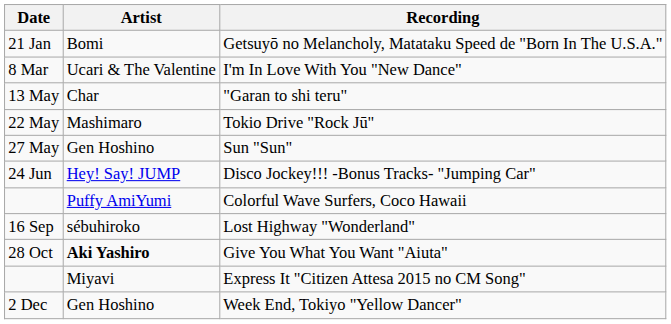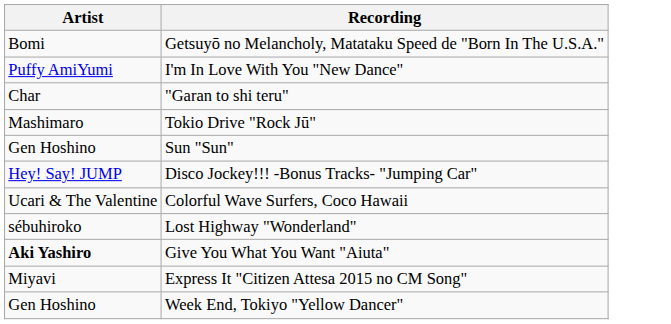- column: (34, 17)
(141, 69) Ucari & The Valentine -> (61, 69) Puffy AmiYumi
(119, 200) Puffy AmiYumi -> (83, 200) Ucari & The Valentine
